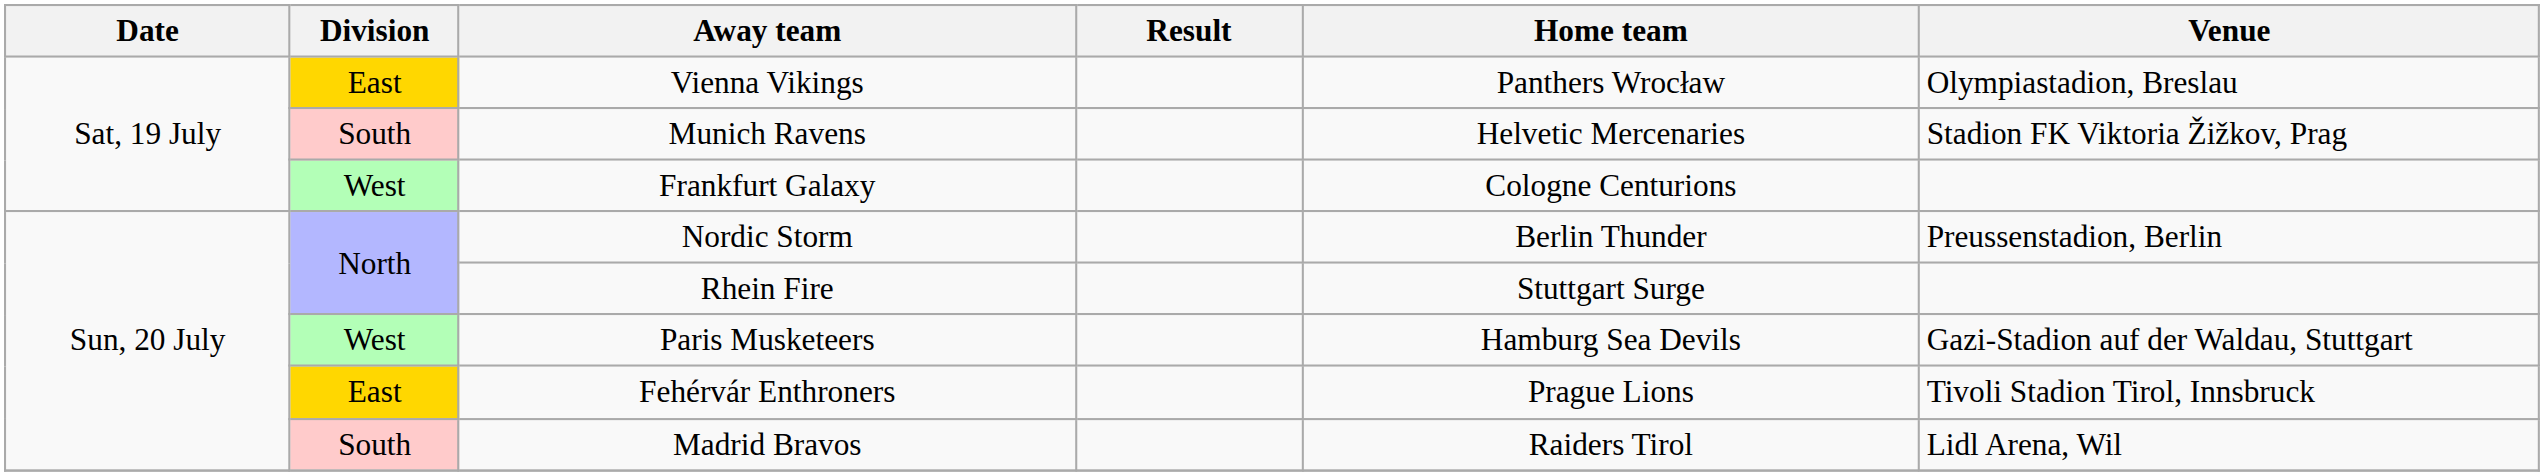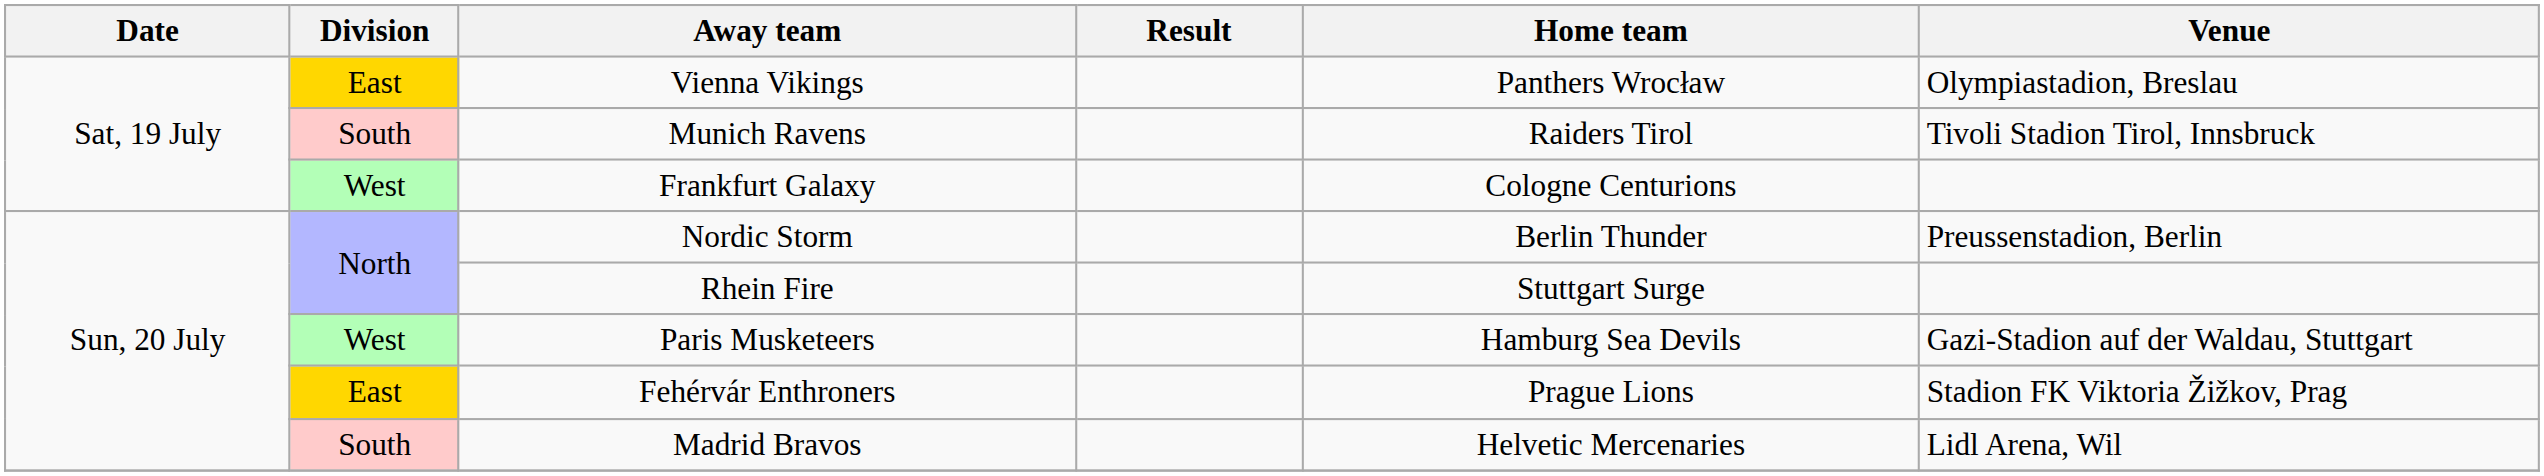(1611, 133) Helvetic Mercenaries -> (1611, 133) Raiders Tirol
(2137, 133) Stadion FK Viktoria Žižkov, Prag -> (2121, 133) Tivoli Stadion Tirol, Innsbruck
(2121, 391) Tivoli Stadion Tirol, Innsbruck -> (2137, 391) Stadion FK Viktoria Žižkov, Prag
(1611, 443) Raiders Tirol -> (1611, 443) Helvetic Mercenaries
